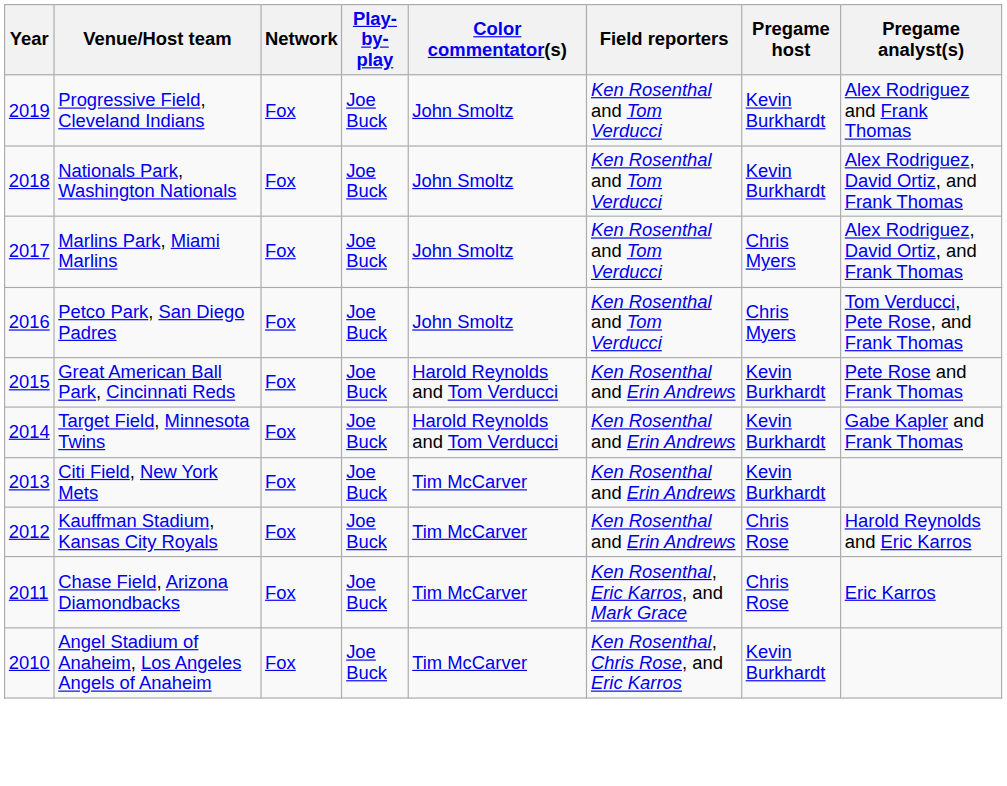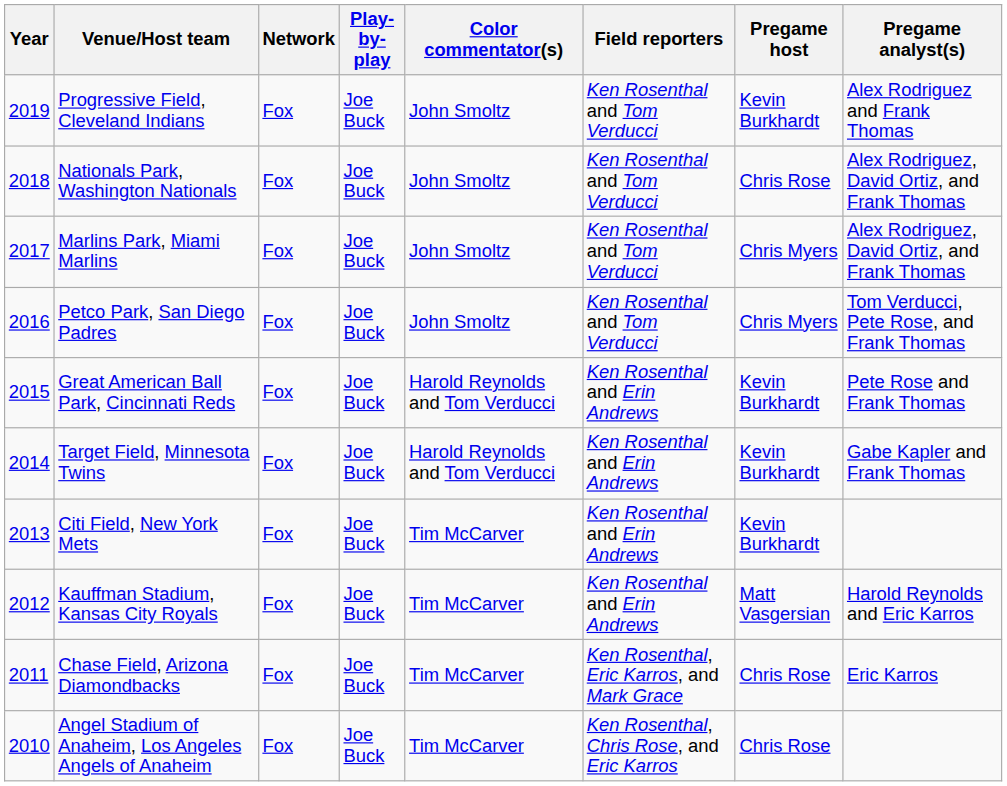(786, 180) Kevin Burkhardt -> (785, 180) Chris Rose
(767, 531) Chris Rose -> (785, 604) Matt Vasgersian
(786, 662) Kevin Burkhardt -> (785, 745) Chris Rose
